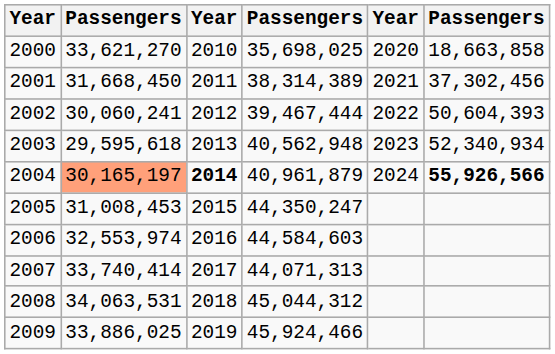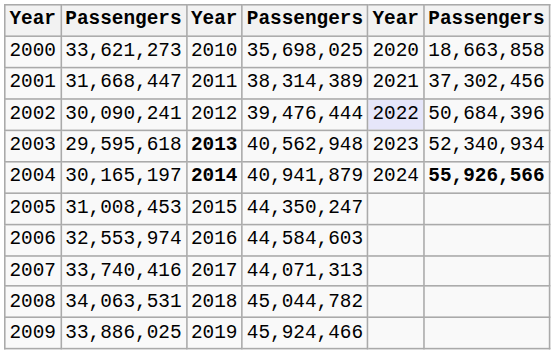(123, 52) 33,621,270 -> (123, 52) 33,621,273
(123, 83) 31,668,450 -> (123, 83) 31,668,447
(123, 115) 30,060,241 -> (123, 115) 30,090,241
(305, 115) 39,467,444 -> (305, 115) 39,476,444
(396, 115) no background -> (396, 115) lavender background
(486, 115) 50,604,393 -> (486, 115) 50,684,396
(214, 146) normal -> (214, 146) bold
(123, 177) lightsalmon background -> (123, 177) no background
(305, 177) 40,961,879 -> (305, 177) 40,941,879
(123, 271) 33,740,414 -> (123, 271) 33,740,416
(305, 302) 45,044,312 -> (305, 302) 45,044,782
